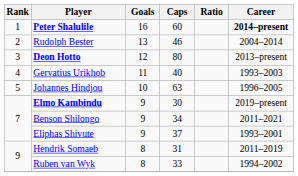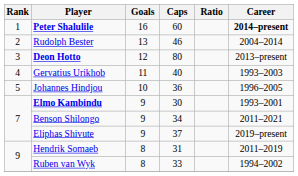(177, 88) 63 -> (177, 88) 36
(261, 103) 2019–present -> (261, 103) 1993–2001
(261, 133) 1993–2001 -> (261, 133) 2019–present
